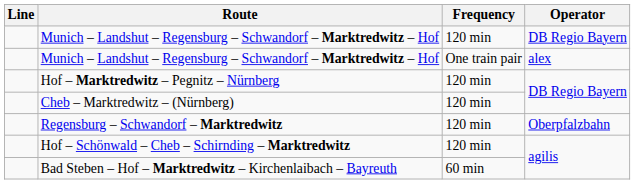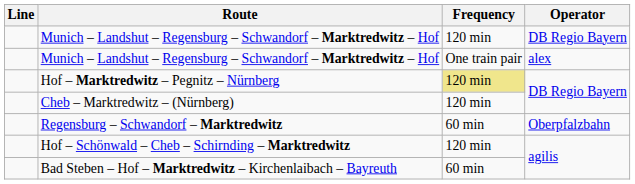(468, 80) no background -> (468, 80) khaki background
(468, 124) 120 min -> (465, 124) 60 min
